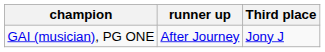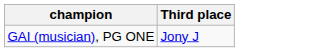- column: (200, 15)
